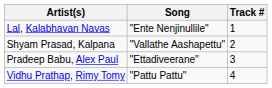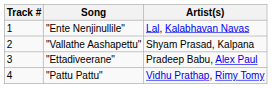columns swapped: (247, 12) <-> (66, 12)
